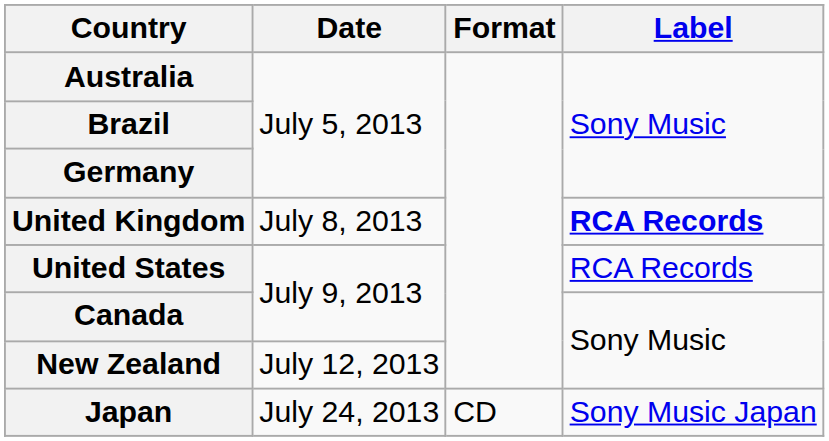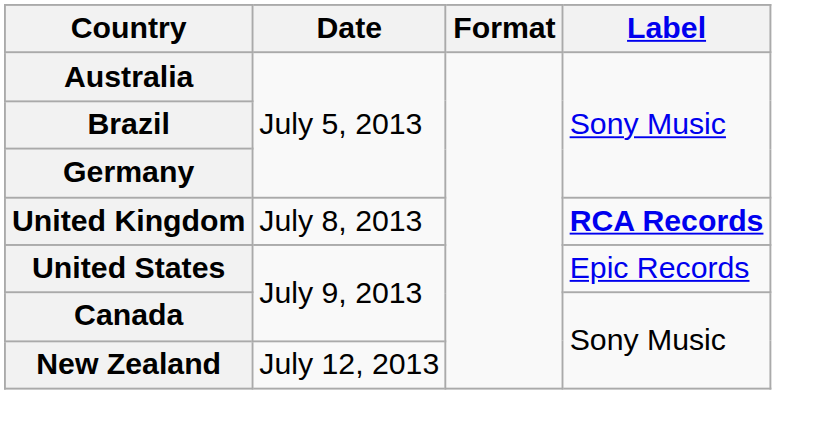(661, 268) RCA Records -> (660, 268) Epic Records
- row: (129, 412)
